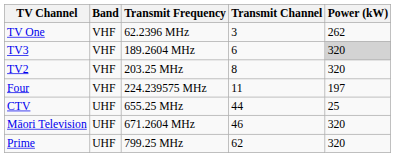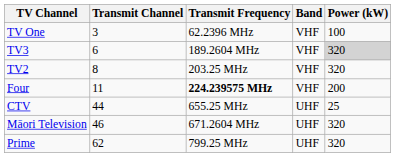columns swapped: (277, 13) <-> (105, 13)
(336, 32) 262 -> (336, 32) 100
(165, 87) normal -> (230, 87) bold
(336, 87) 197 -> (336, 87) 200
